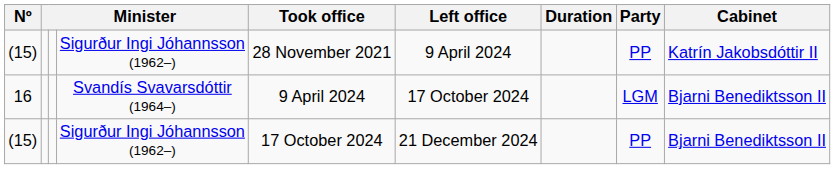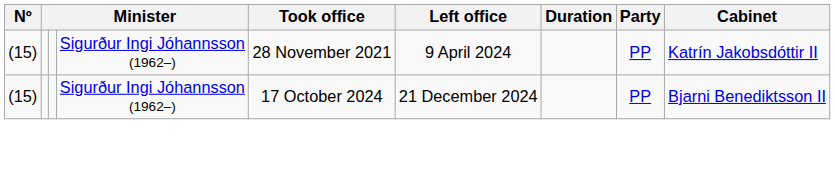- row: (23, 96)
